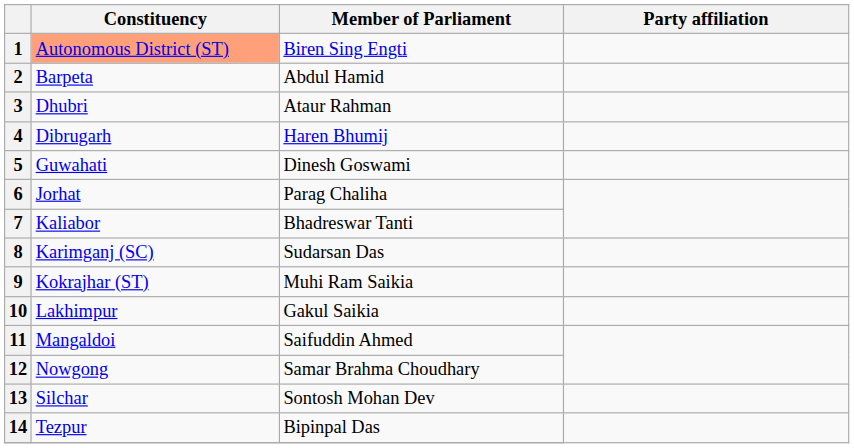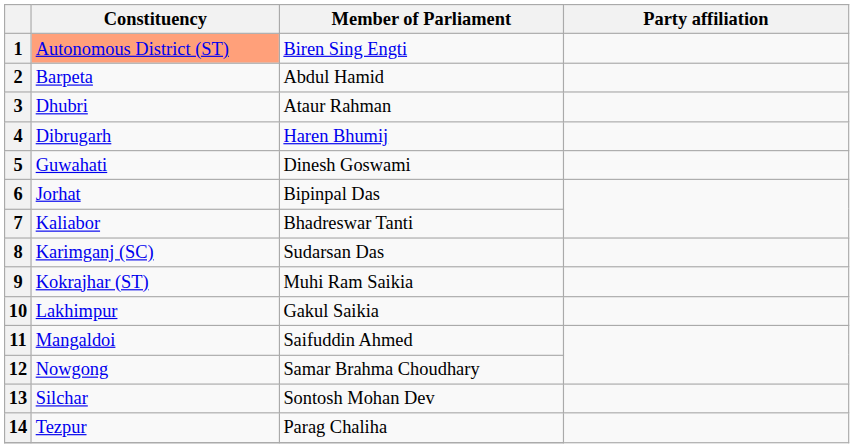(335, 194) Parag Chaliha -> (332, 194) Bipinpal Das
(332, 427) Bipinpal Das -> (335, 427) Parag Chaliha
